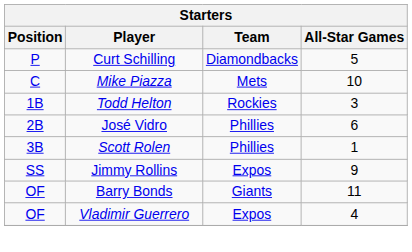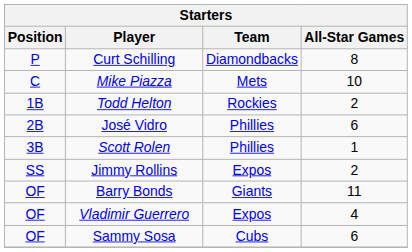(354, 59) 5 -> (354, 59) 8
(354, 103) 3 -> (354, 103) 2
(354, 170) 9 -> (354, 170) 2
+ row: (134, 236)
